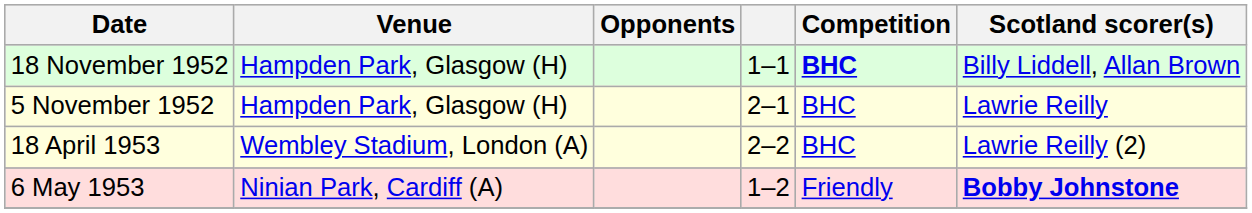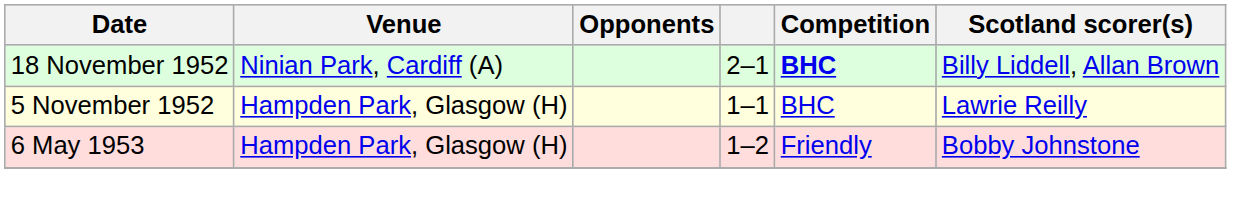(404, 65) Hampden Park, Glasgow (H) -> (372, 65) Ninian Park, Cardiff (A)
(768, 65) 1–1 -> (748, 65) 2–1
(768, 106) 2–1 -> (748, 106) 1–1
- row: (85, 146)
(372, 187) Ninian Park, Cardiff (A) -> (404, 146) Hampden Park, Glasgow (H)
(1071, 187) bold -> (1041, 146) normal
